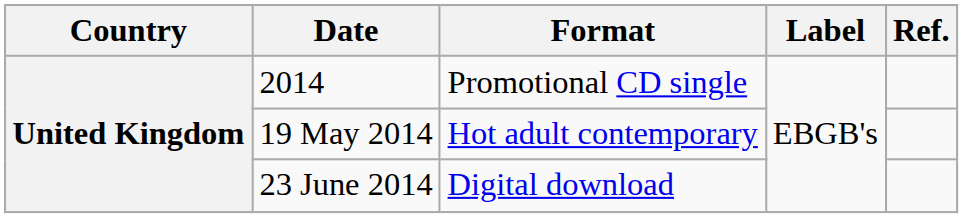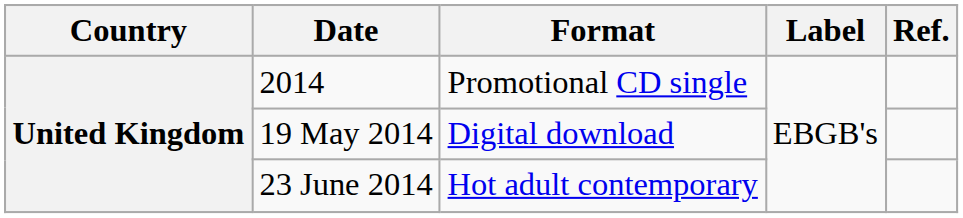(603, 133) Hot adult contemporary -> (561, 133) Digital download
(561, 184) Digital download -> (603, 184) Hot adult contemporary
